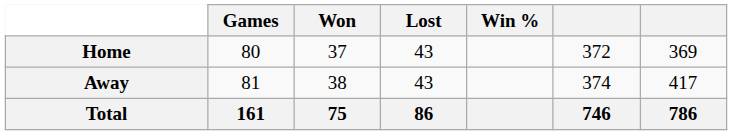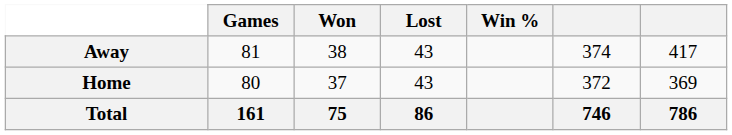rows swapped: (107, 51) <-> (107, 82)
